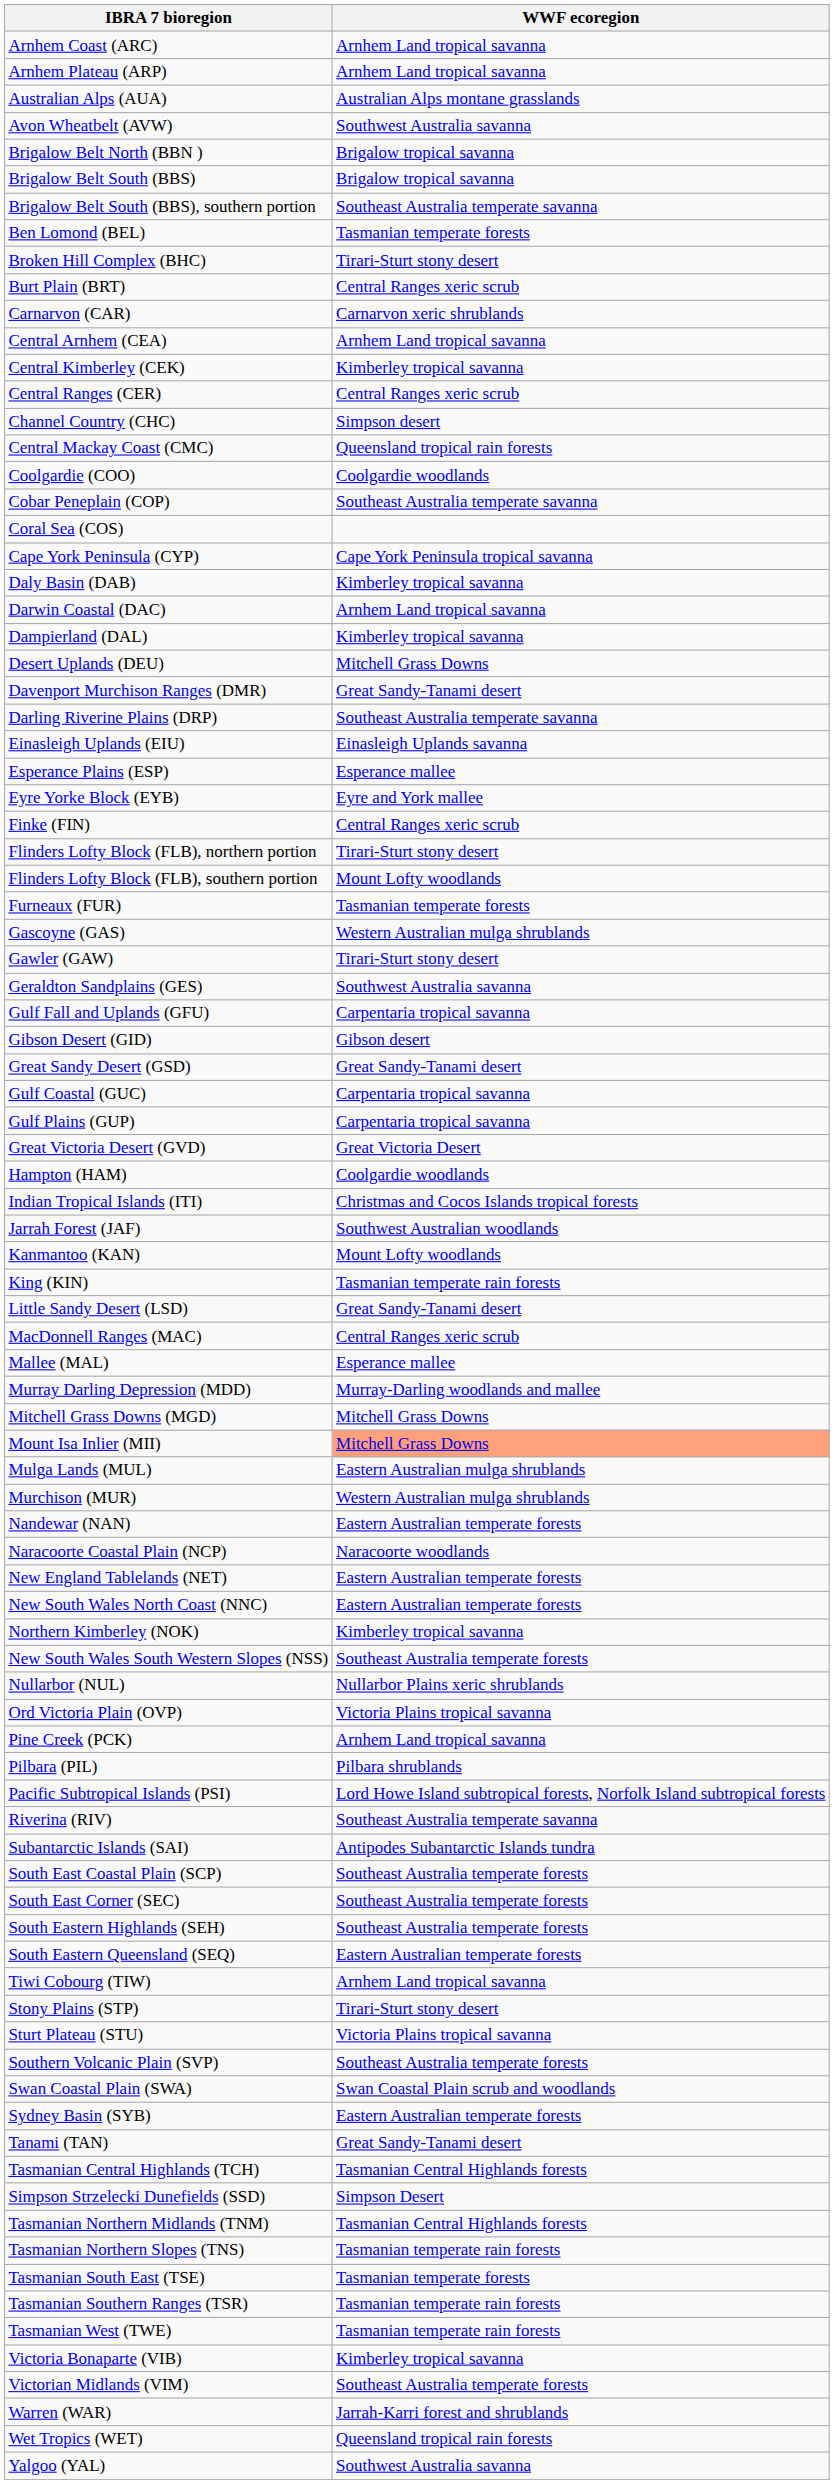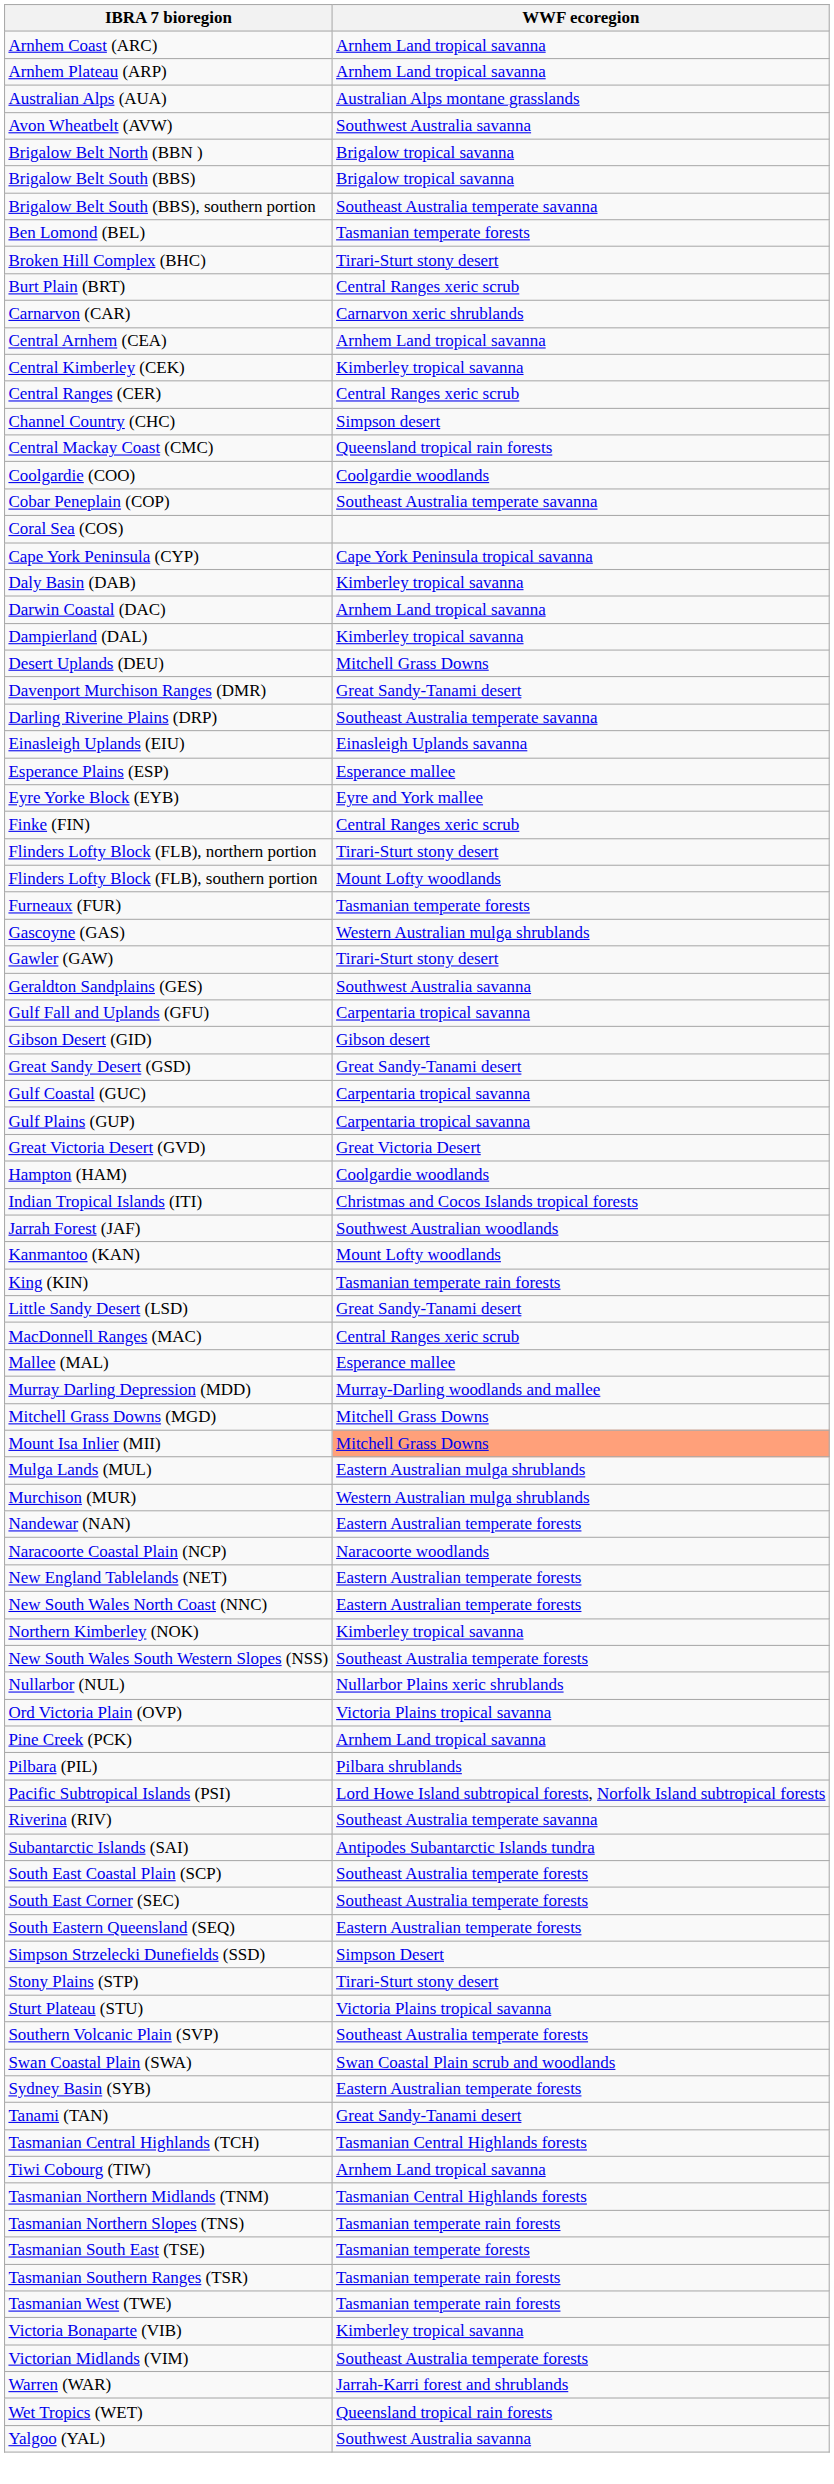- row: (117, 1927)
rows swapped: (137, 2196) <-> (80, 1981)
